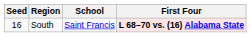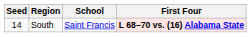(17, 25) 16 -> (17, 25) 14
